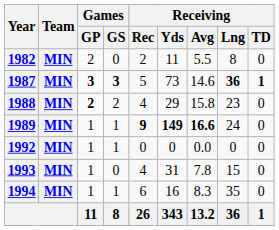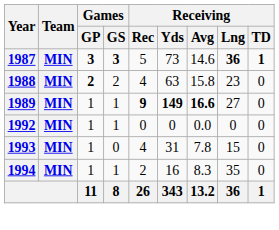- row: (22, 59)
(172, 103) 29 -> (172, 81) 63
(233, 125) 24 -> (233, 103) 27
(143, 192) 6 -> (143, 170) 2
